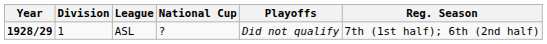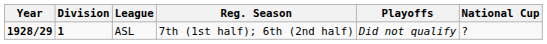columns swapped: (442, 13) <-> (198, 13)
(61, 31) normal -> (61, 31) bold
